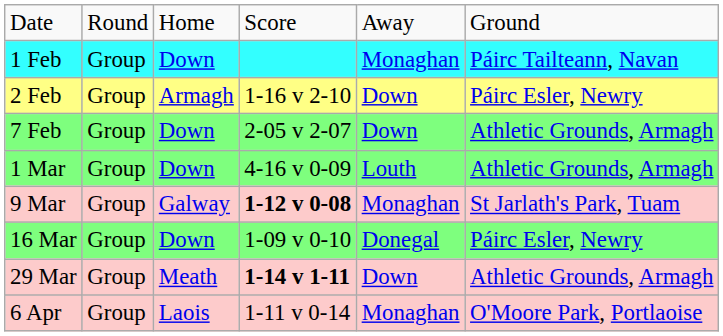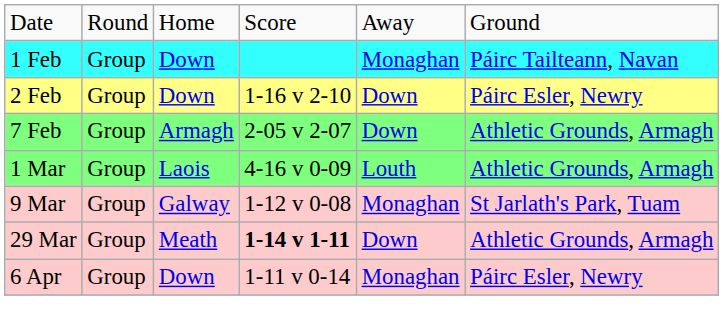(196, 95) Armagh -> (187, 95) Down
(187, 131) Down -> (196, 131) Armagh
(187, 167) Down -> (184, 167) Laois
(298, 204) bold -> (298, 204) normal
- row: (43, 240)
(184, 312) Laois -> (187, 276) Down
(586, 312) O'Moore Park, Portlaoise -> (556, 276) Páirc Esler, Newry
